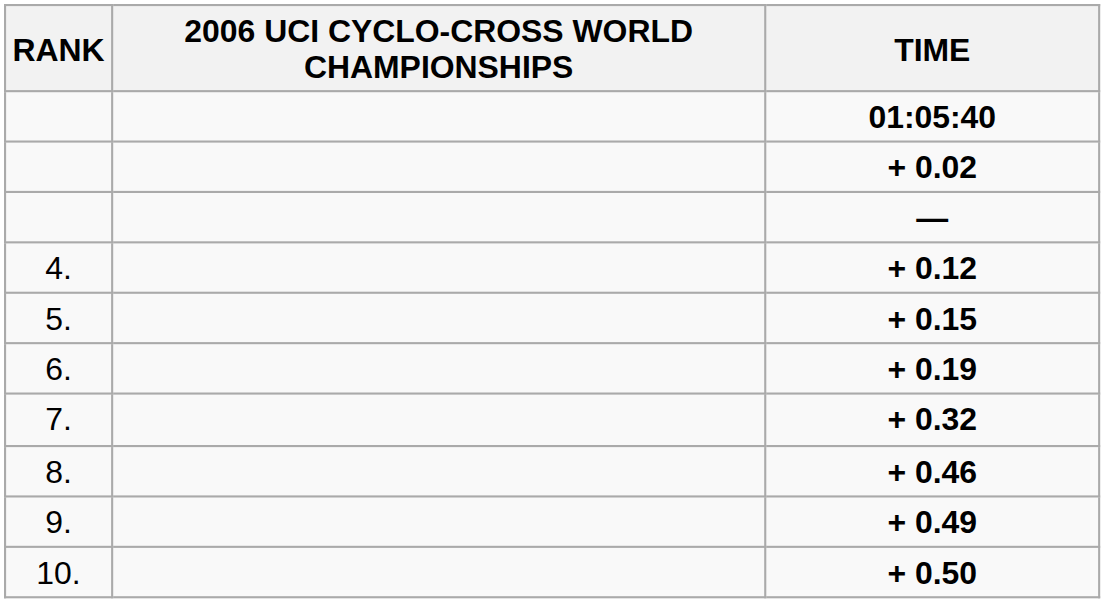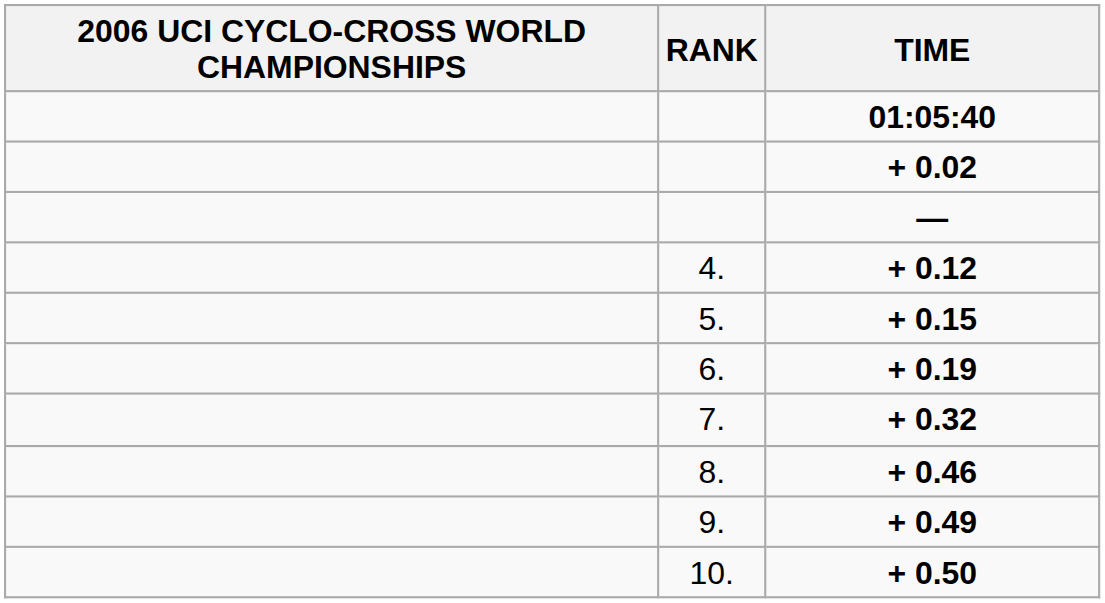columns swapped: (59, 48) <-> (439, 48)
